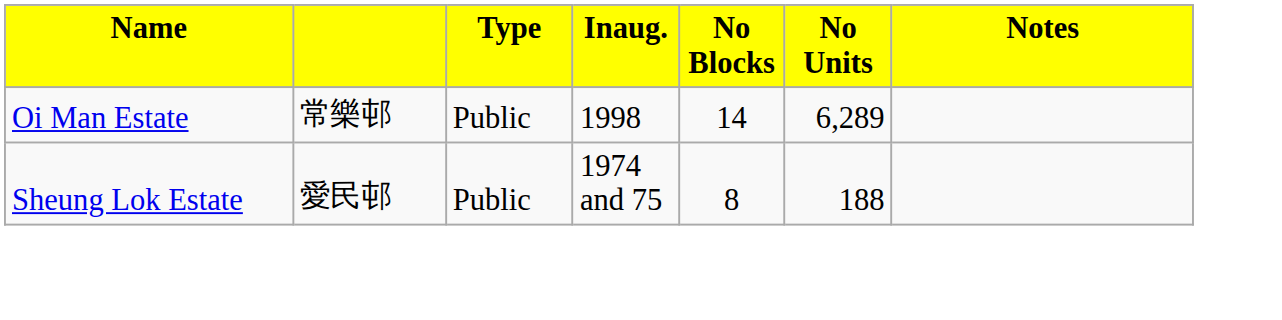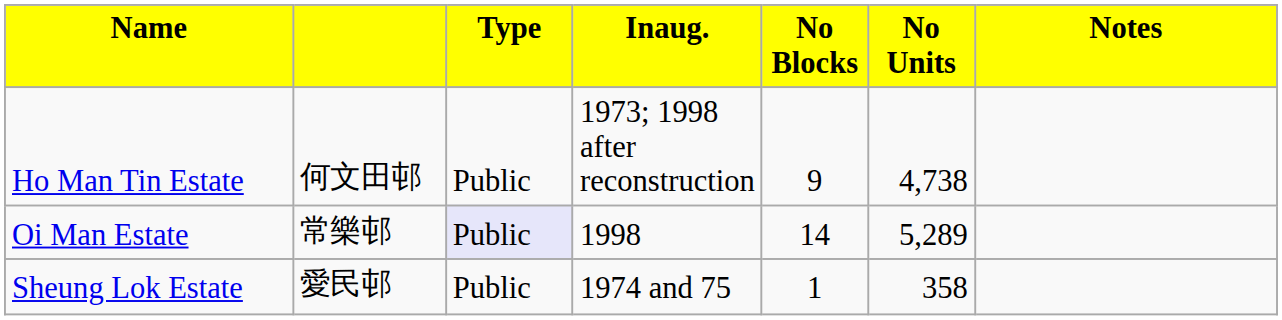+ row: (128, 180)
(492, 117) no background -> (492, 234) lavender background
(850, 117) 6,289 -> (933, 234) 5,289
(732, 200) 8 -> (815, 288) 1
(862, 200) 188 -> (945, 288) 358
